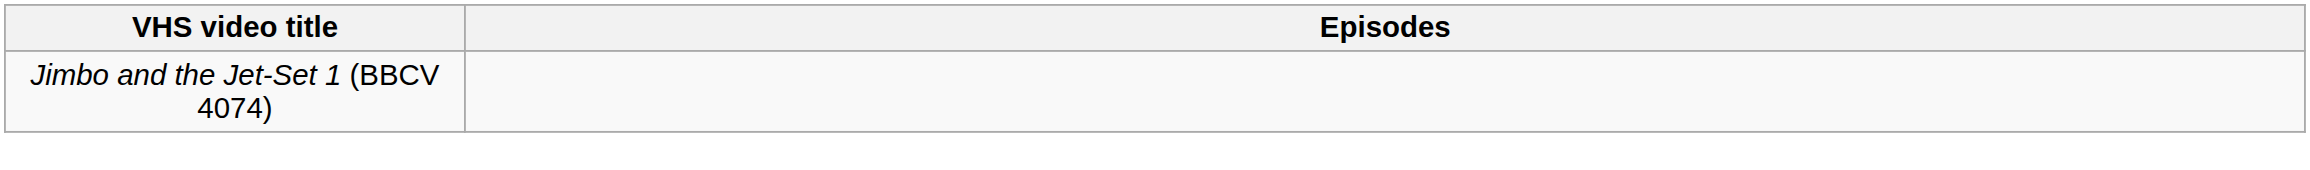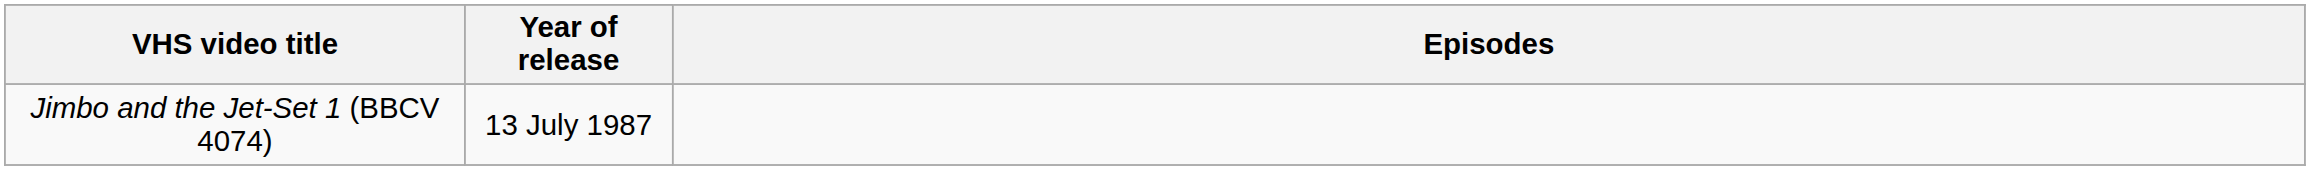+ column: (569, 44)
